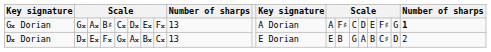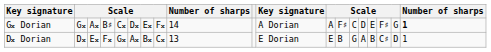(174, 25) 13 -> (174, 25) 14
(405, 40) 2 -> (405, 40) 1
